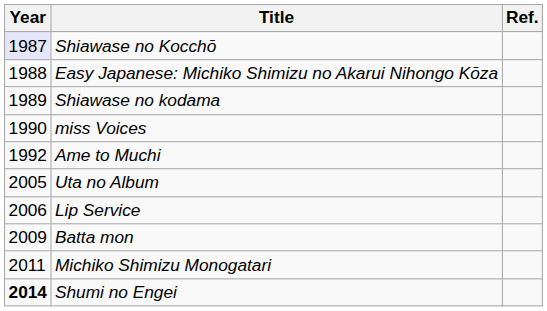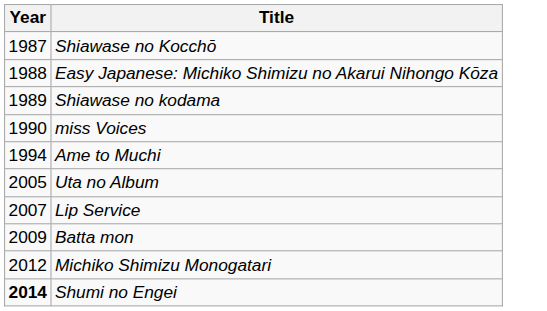- column: (522, 18)
(28, 45) lavender background -> (28, 45) no background
(28, 155) 1992 -> (28, 155) 1994
(28, 210) 2006 -> (28, 210) 2007
(27, 264) 2011 -> (28, 264) 2012
